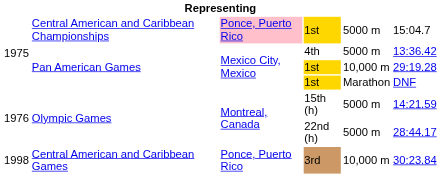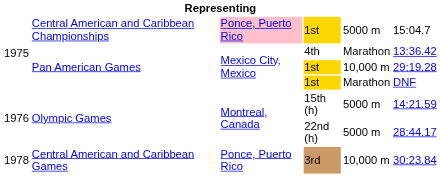(362, 51) 5000 m -> (367, 51) Marathon
(17, 160) 1998 -> (17, 160) 1978
